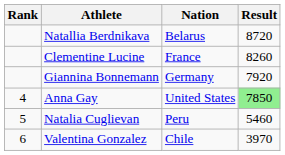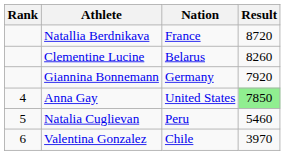(185, 35) Belarus -> (183, 35) France
(183, 56) France -> (185, 56) Belarus
